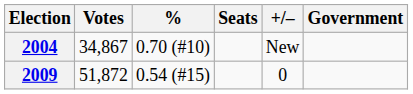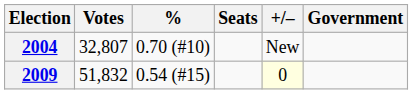(103, 46) 34,867 -> (103, 46) 32,807
(103, 74) 51,872 -> (103, 74) 51,832
(283, 74) no background -> (283, 74) lightyellow background
